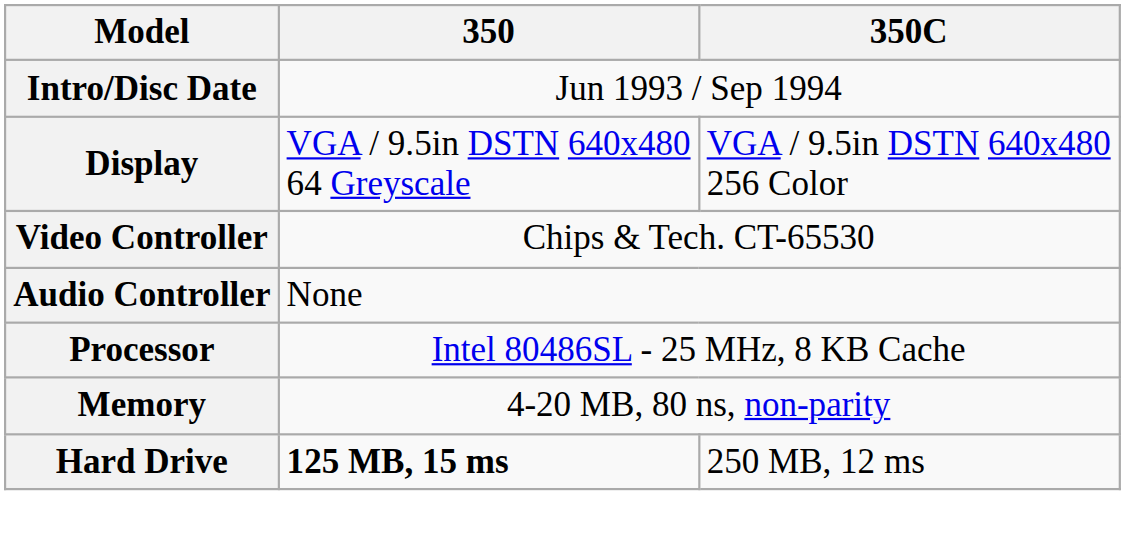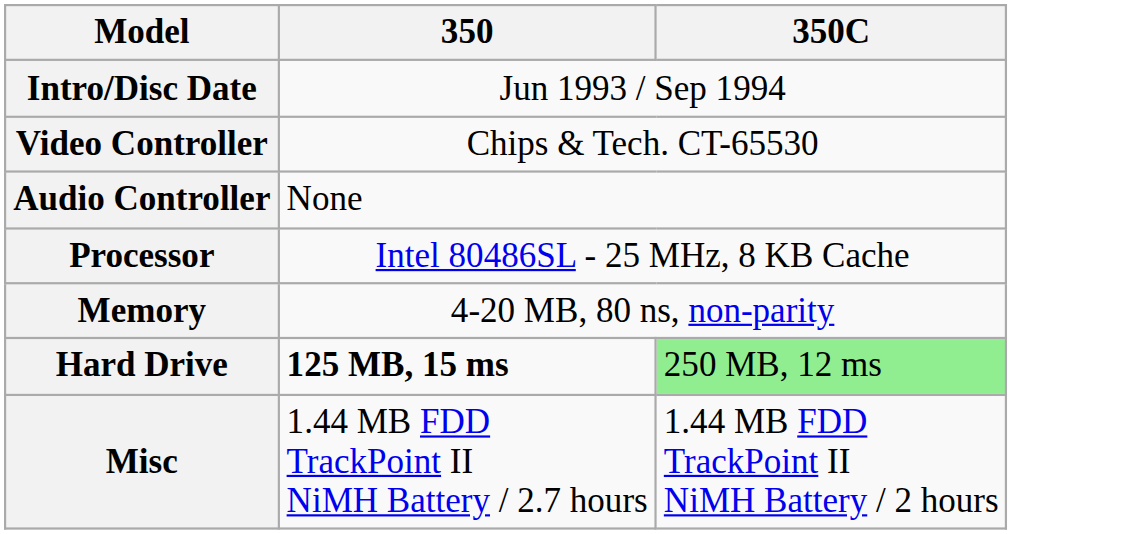- row: (142, 163)
(816, 460) no background -> (773, 365) lightgreen background
+ row: (142, 460)
